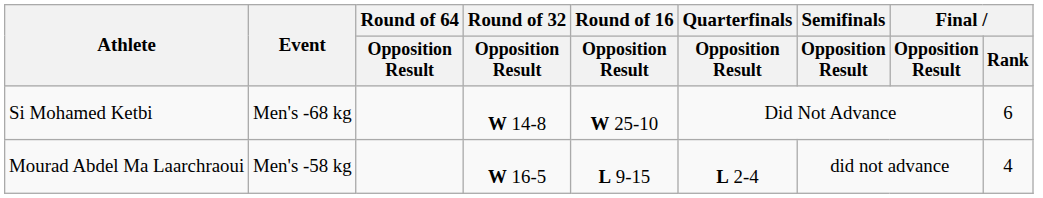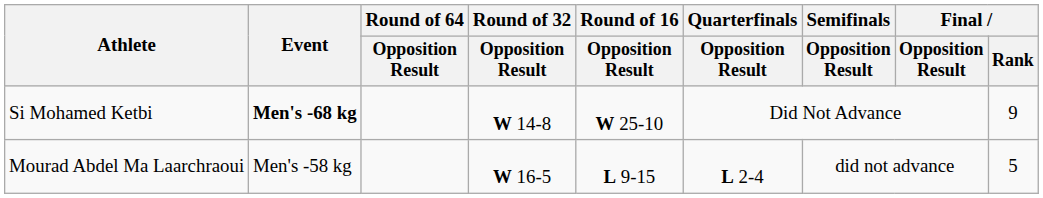(302, 113) normal -> (305, 113) bold
(1008, 113) 6 -> (1013, 113) 9
(1008, 166) 4 -> (1013, 166) 5
